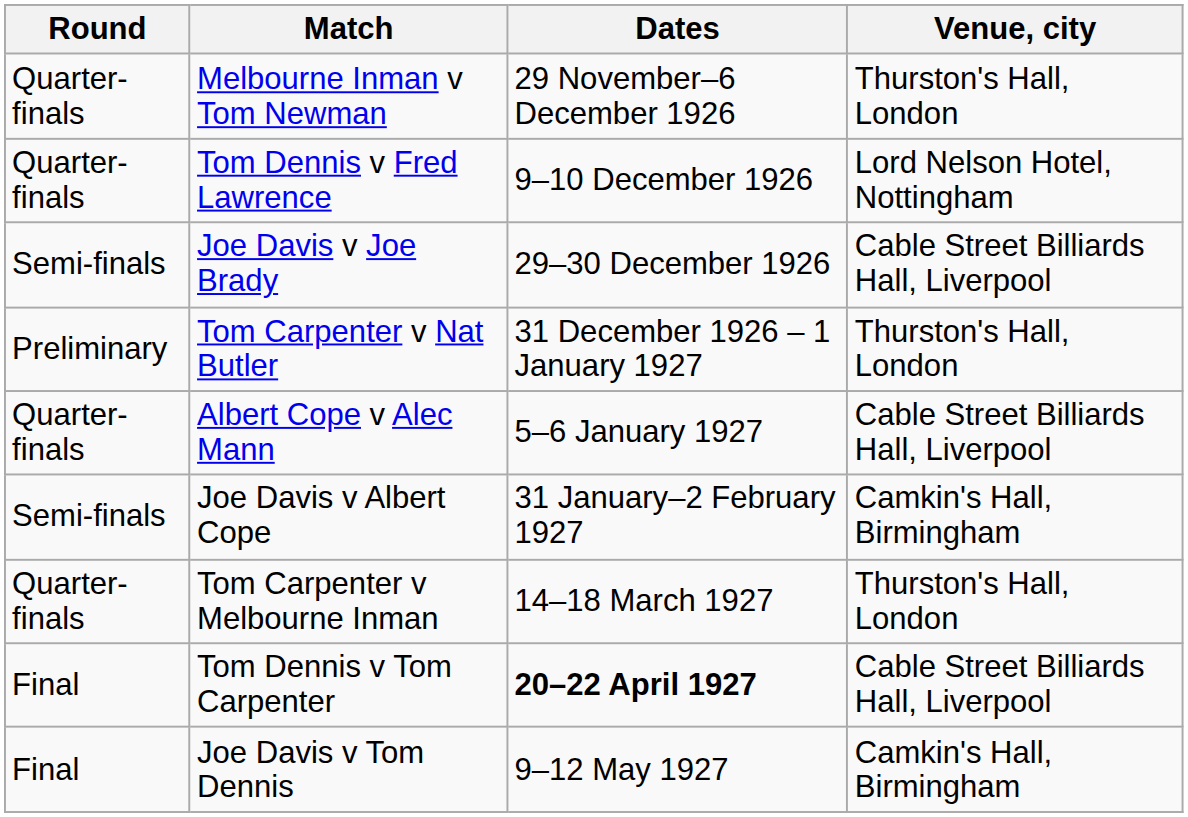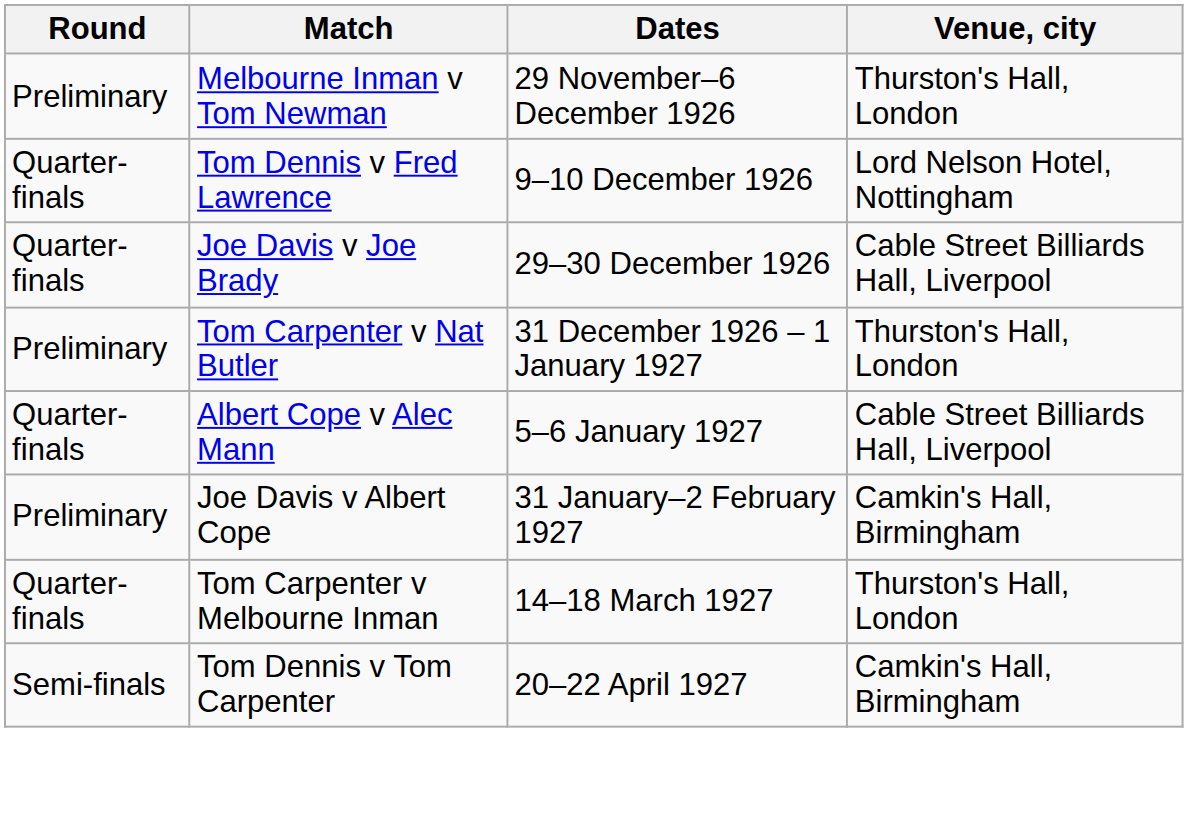(70, 95) Quarter-finals -> (90, 95) Preliminary
(89, 264) Semi-finals -> (70, 264) Quarter-finals
(89, 516) Semi-finals -> (90, 516) Preliminary
(46, 684) Final -> (89, 684) Semi-finals
(636, 684) bold -> (631, 684) normal
(1000, 684) Cable Street Billiards Hall, Liverpool -> (954, 684) Camkin's Hall, Birmingham
- row: (311, 768)
